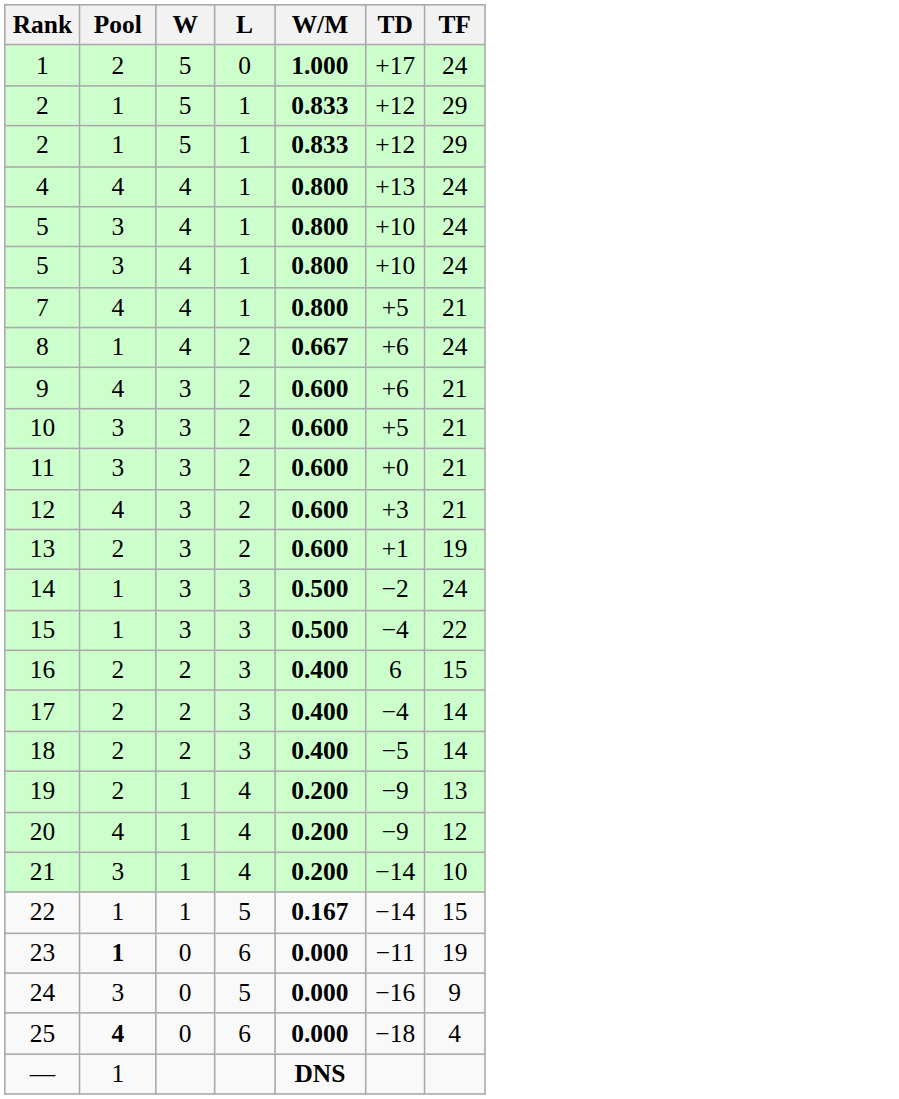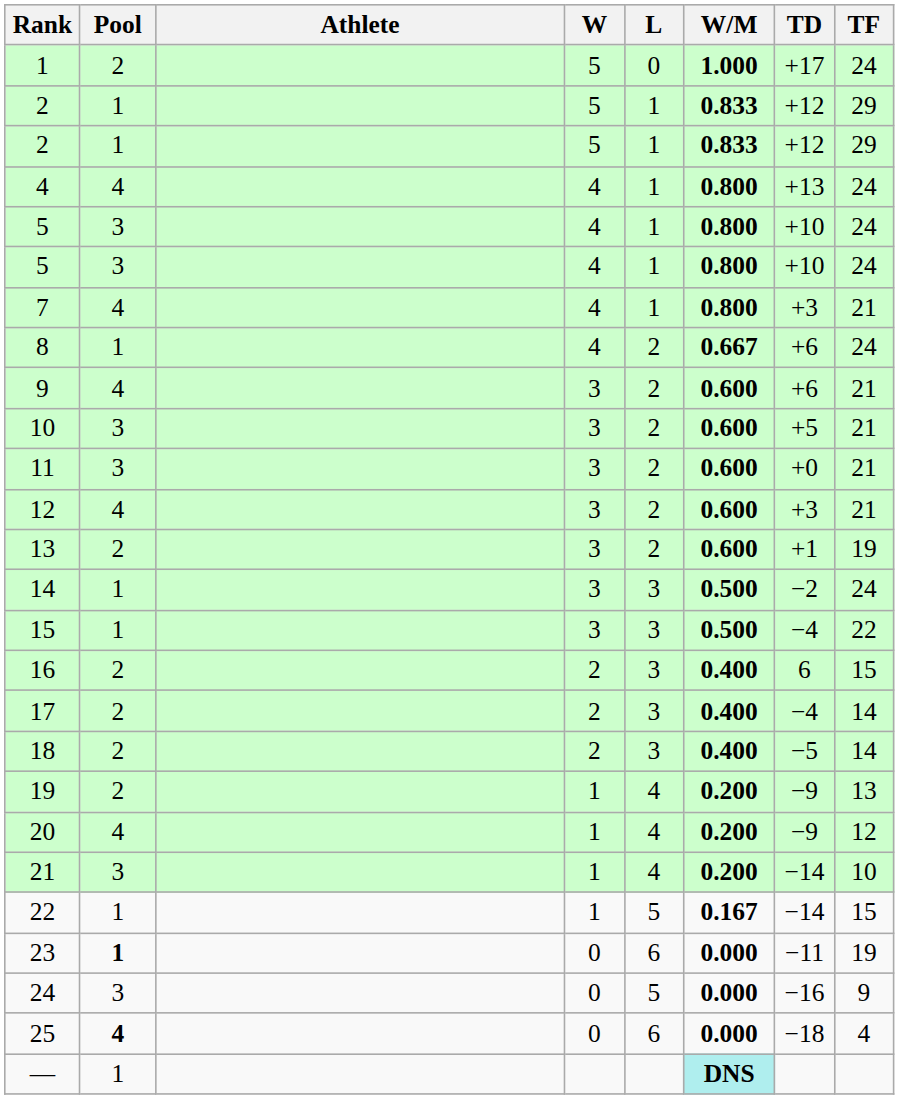+ column: (360, 24)
(395, 307) +5 -> (804, 307) +3
(320, 1073) no background -> (729, 1073) paleturquoise background
